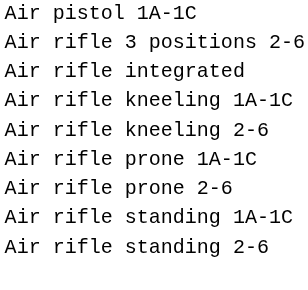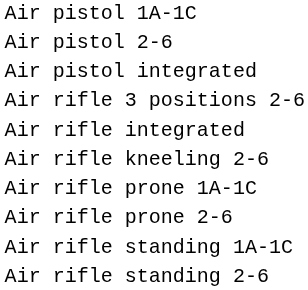+ row: (89, 42)
+ row: (131, 72)
- row: (149, 101)
